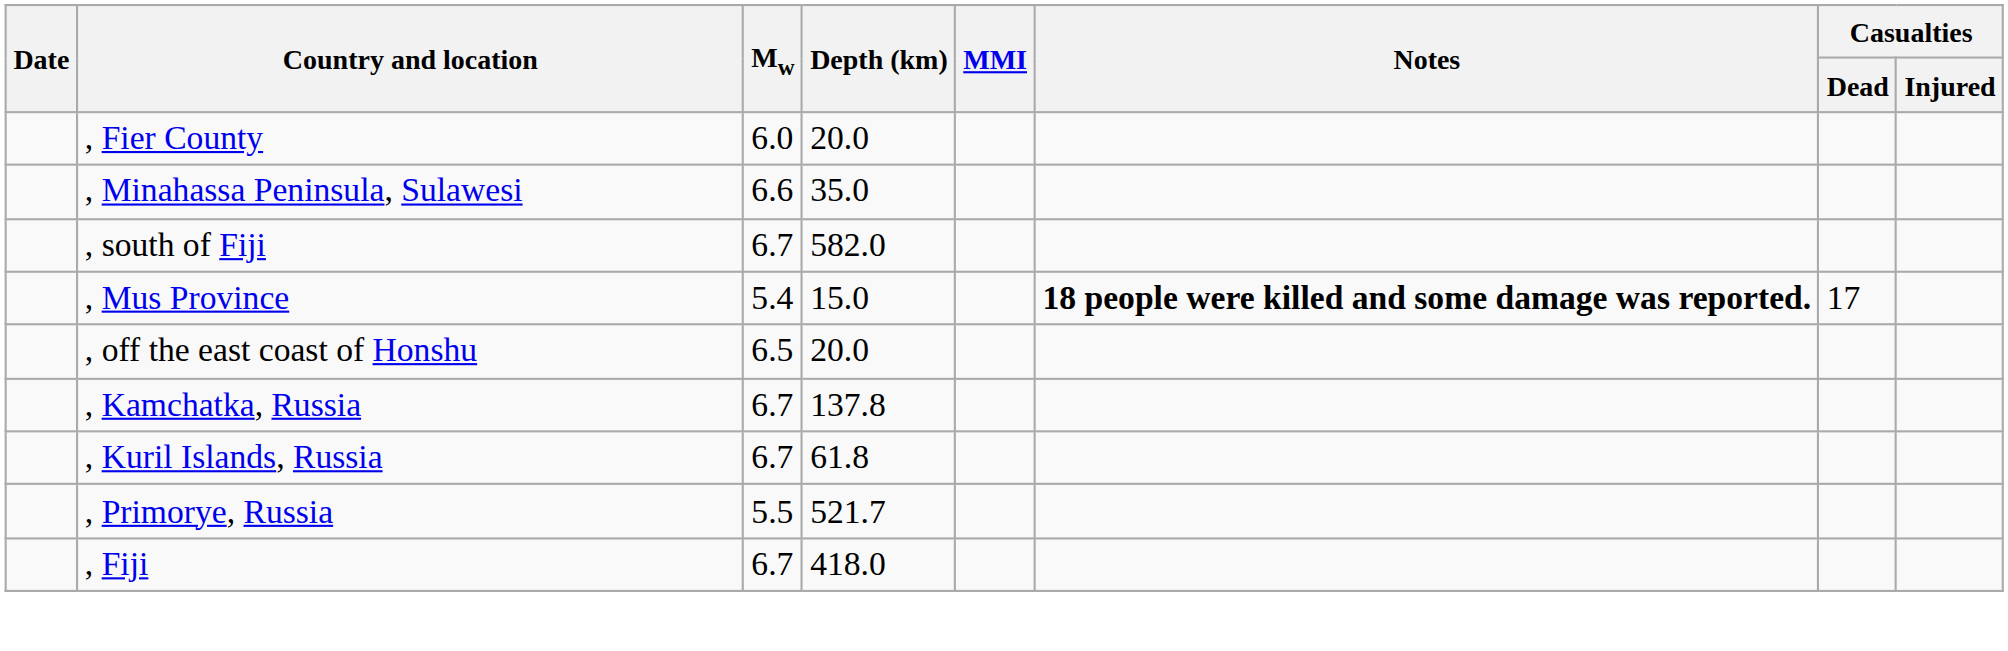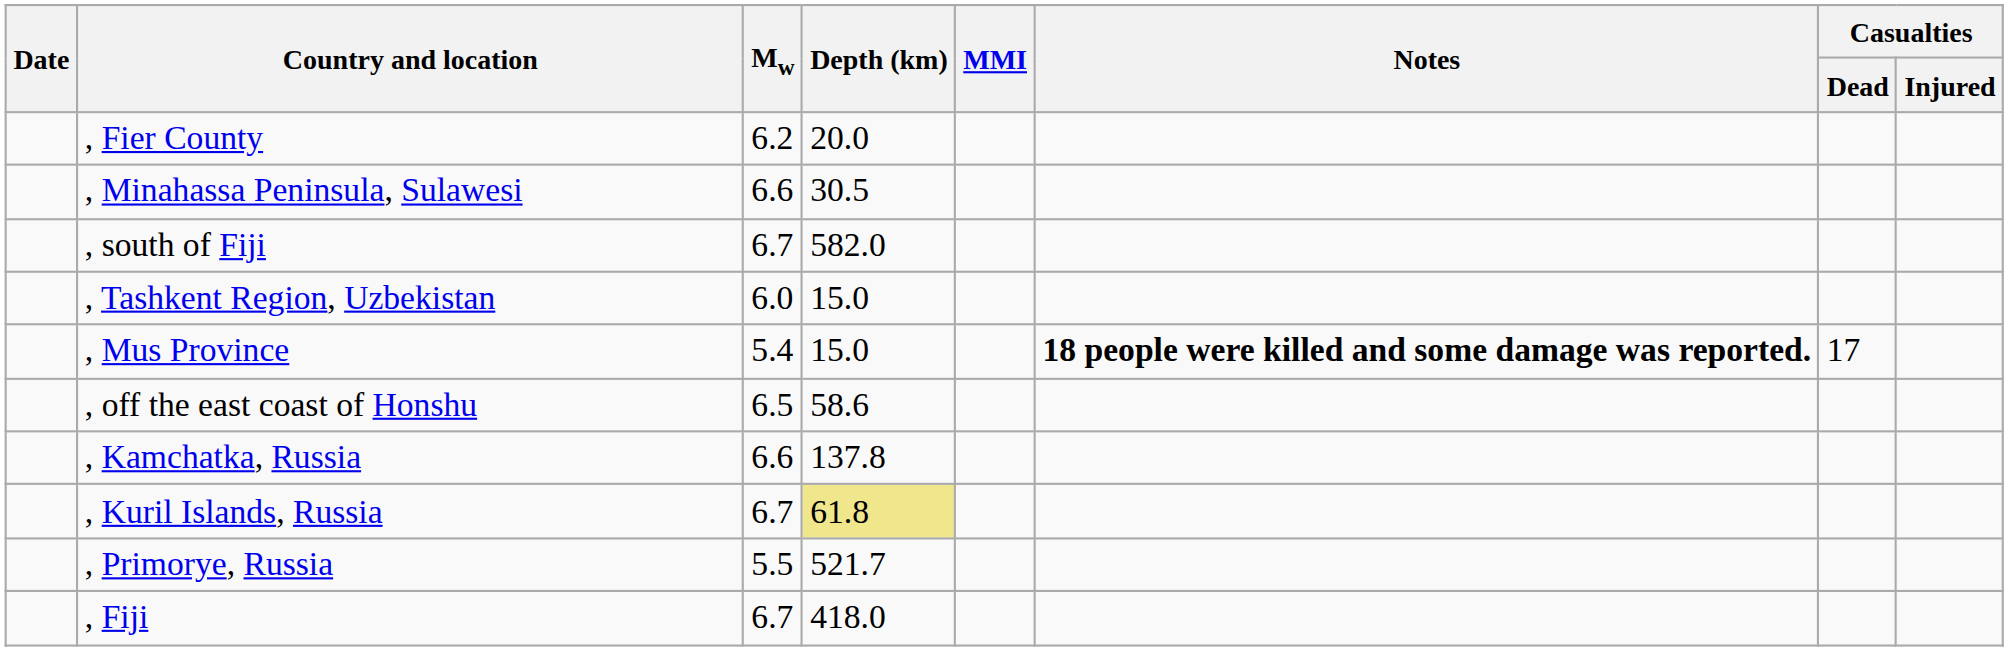(772, 137) 6.0 -> (772, 137) 6.2
(840, 191) 35.0 -> (840, 191) 30.5
+ row: (290, 297)
(840, 350) 20.0 -> (840, 404) 58.6
(772, 404) 6.7 -> (772, 457) 6.6
(840, 457) no background -> (840, 510) khaki background
